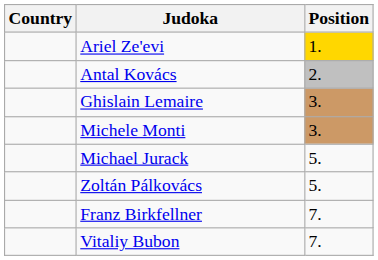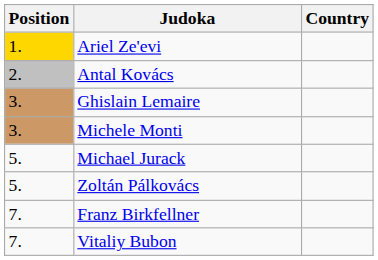columns swapped: (339, 18) <-> (40, 18)
